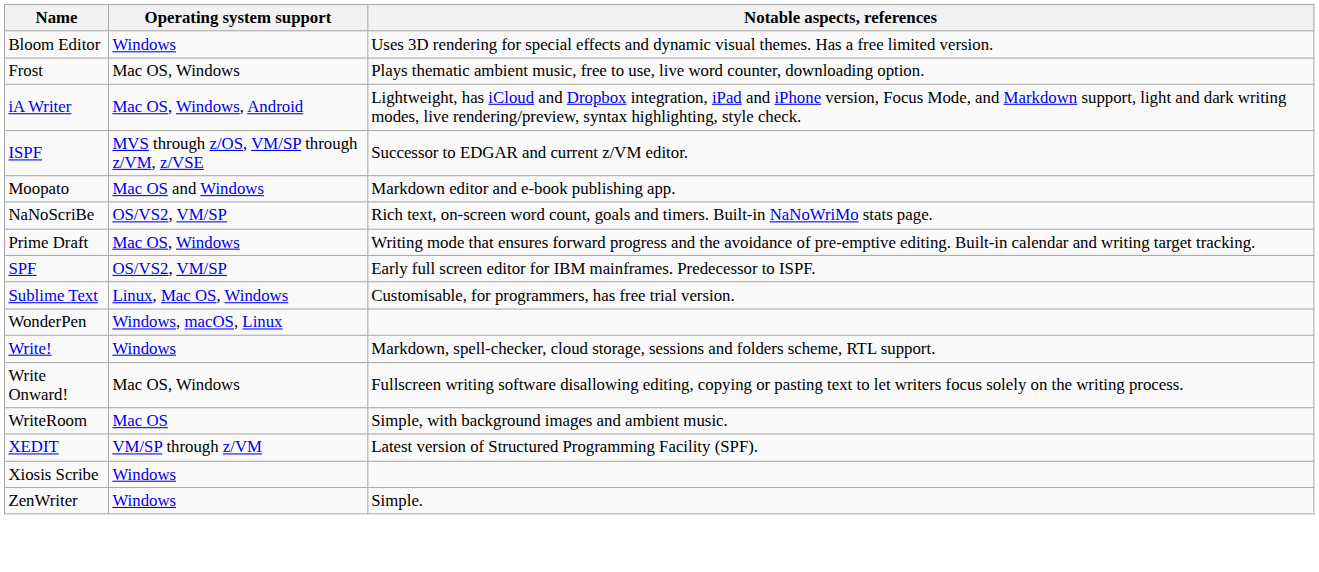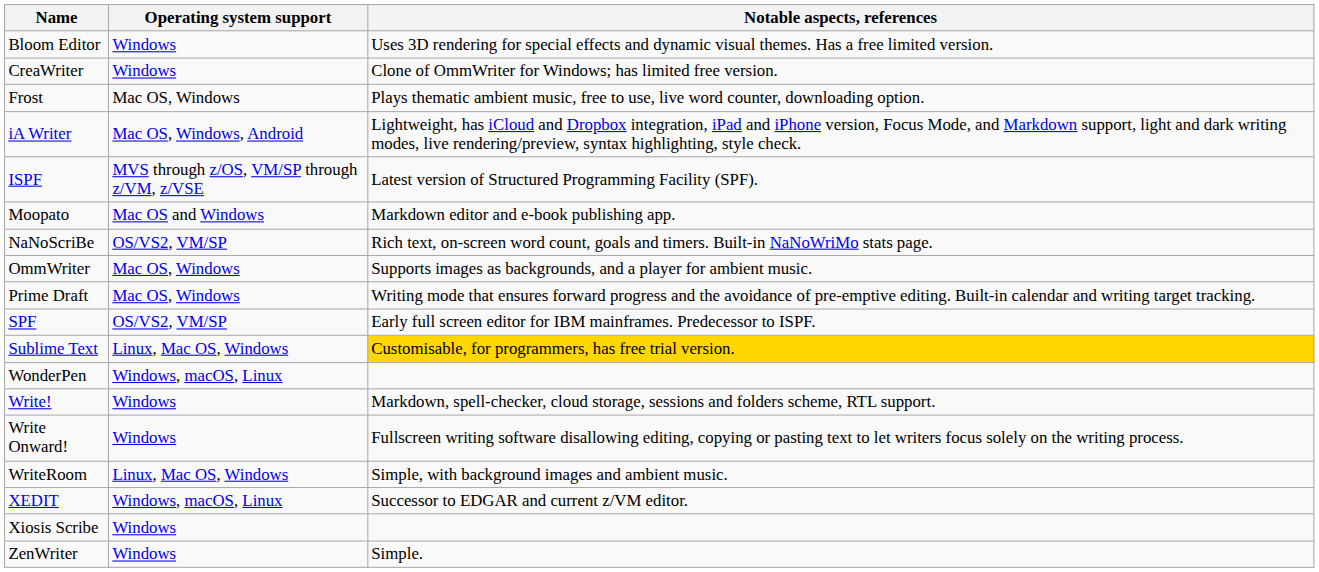+ row: (46, 71)
(530, 152) Successor to EDGAR and current z/VM editor. -> (565, 179) Latest version of Structured Programming Facility (SPF).
+ row: (49, 268)
(553, 295) no background -> (553, 348) gold background
(176, 384) Mac OS, Windows -> (144, 438) Windows
(140, 420) Mac OS -> (200, 474) Linux, Mac OS, Windows
(187, 447) VM/SP through z/VM -> (197, 500) Windows, macOS, Linux
(565, 447) Latest version of Structured Programming Facility (SPF). -> (530, 500) Successor to EDGAR and current z/VM editor.
